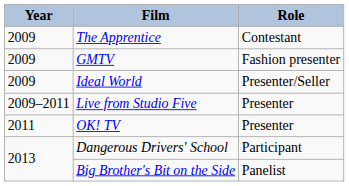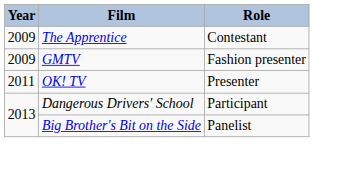- row: (109, 81)
- row: (136, 103)
